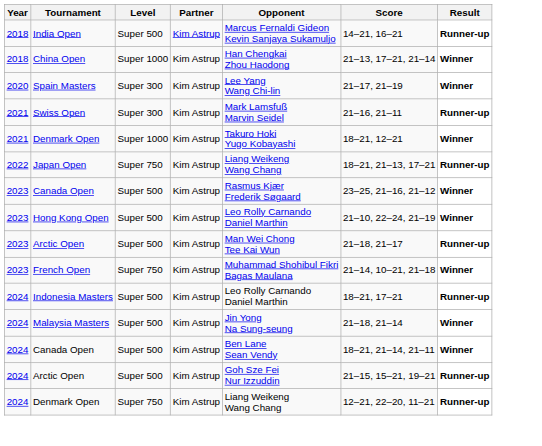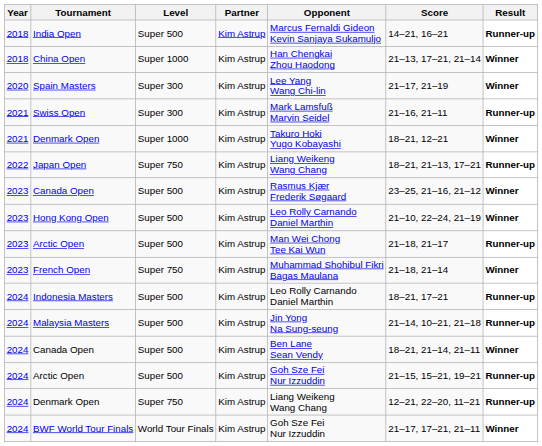(389, 271) 21–14, 10–21, 21–18 -> (418, 271) 21–18, 21–14
(373, 323) 21–18, 21–14 -> (435, 323) 21–14, 10–21, 21–18
(457, 323) Winner -> (510, 323) Runner-up
+ row: (18, 429)
